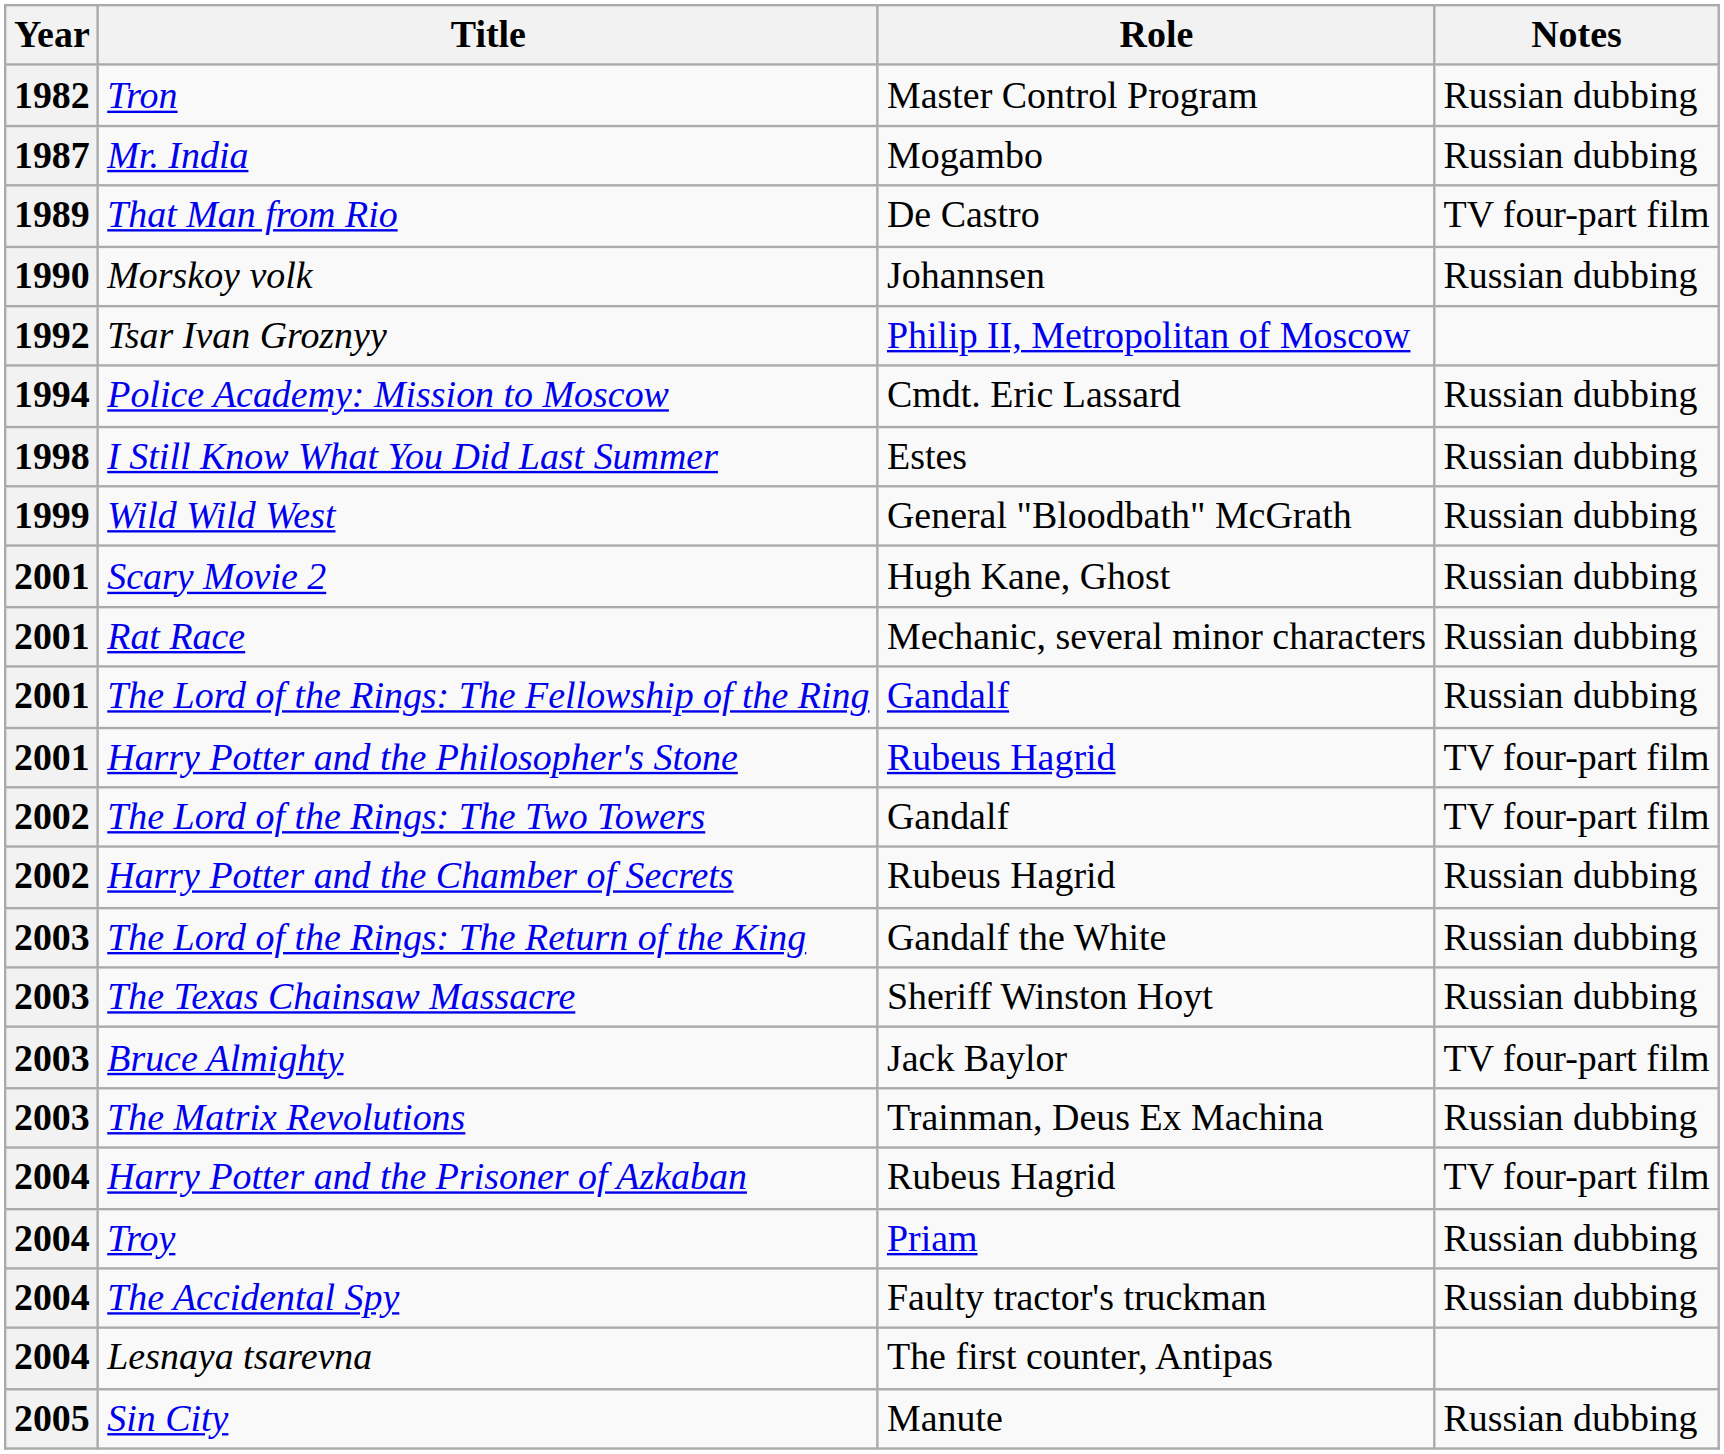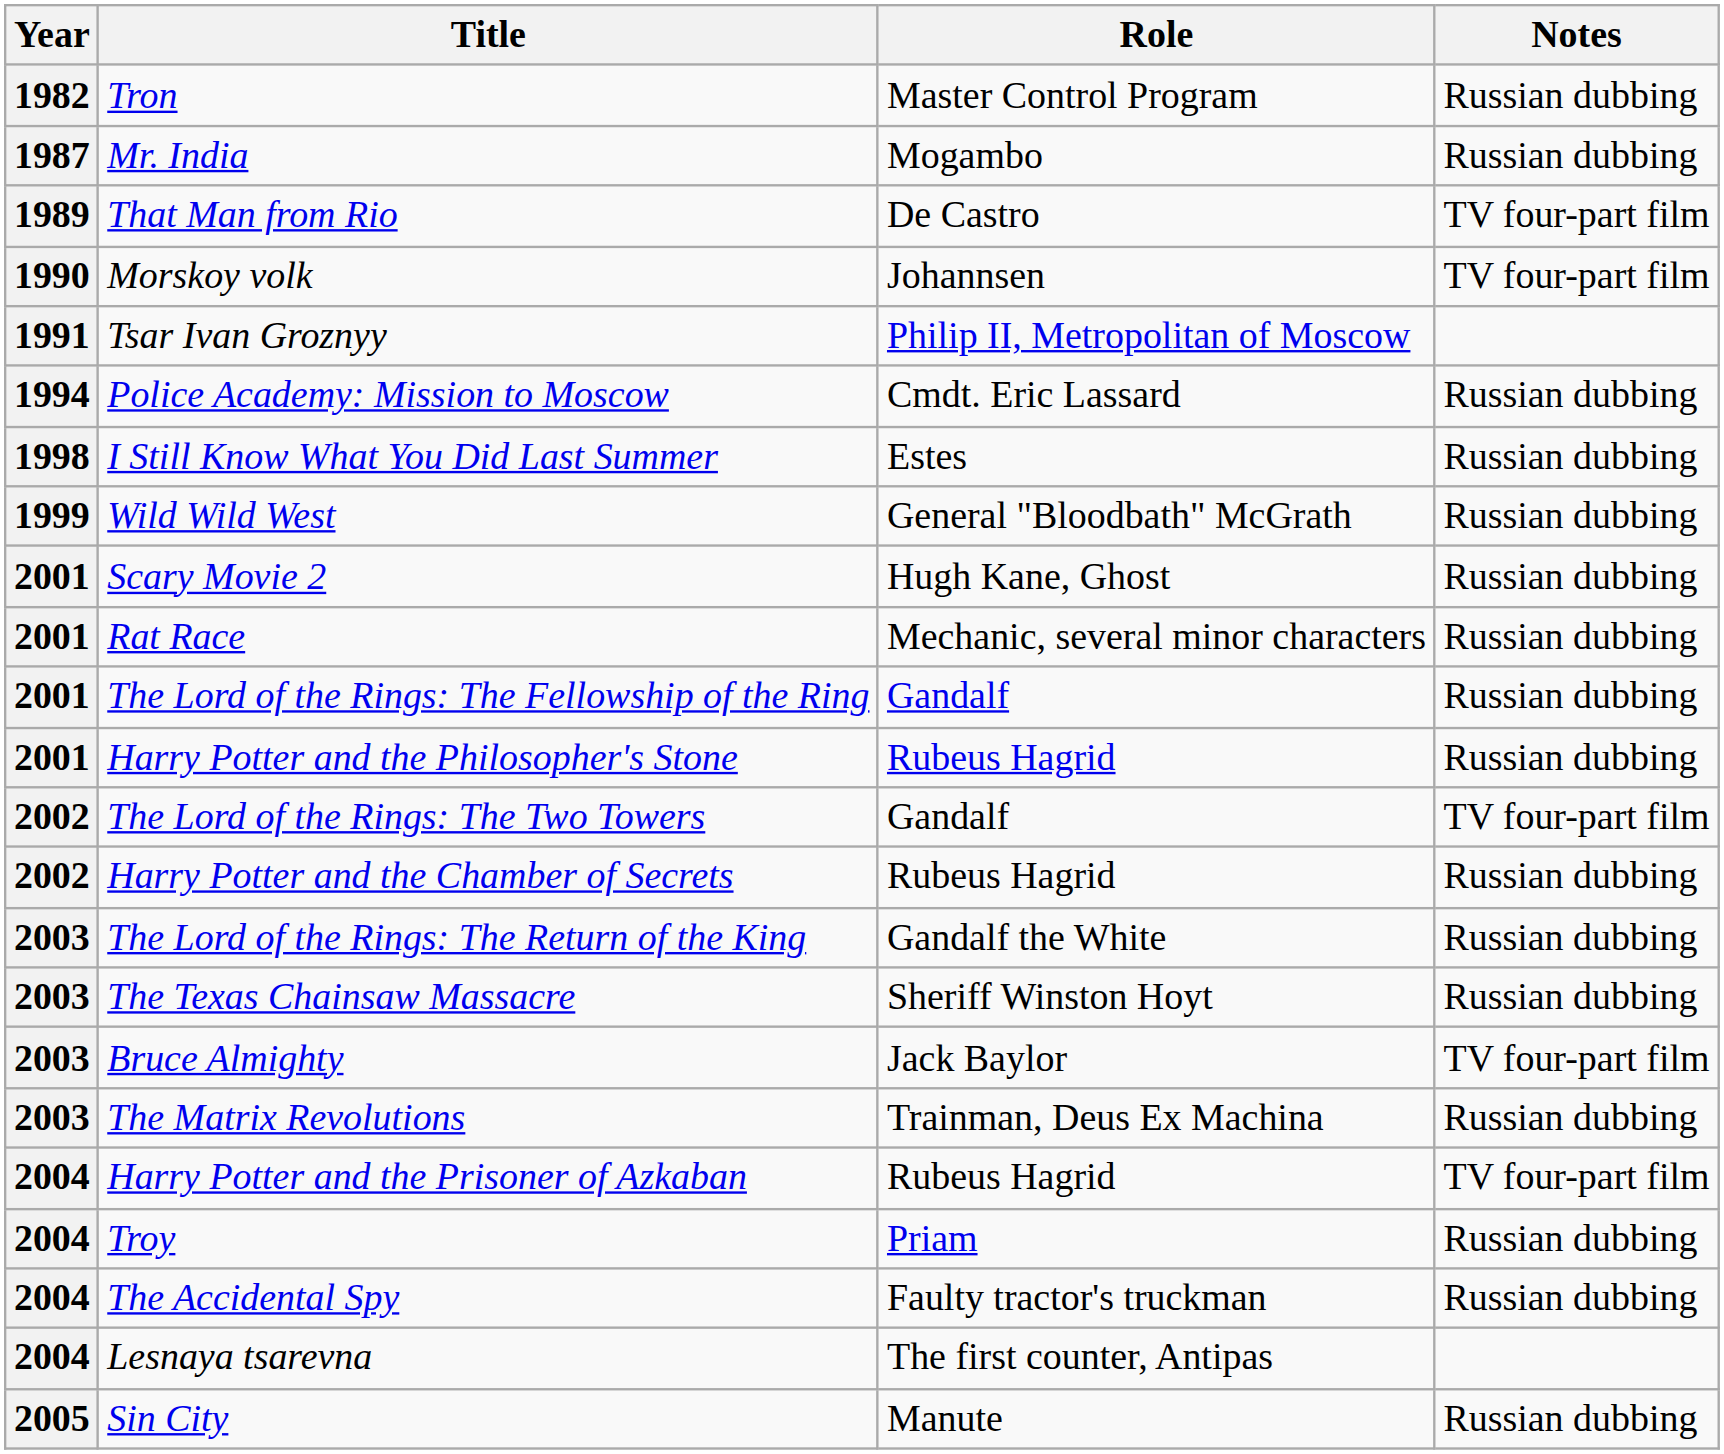(1570, 275) Russian dubbing -> (1576, 275) TV four-part film
(52, 335) 1992 -> (52, 335) 1991
(1576, 756) TV four-part film -> (1570, 756) Russian dubbing
